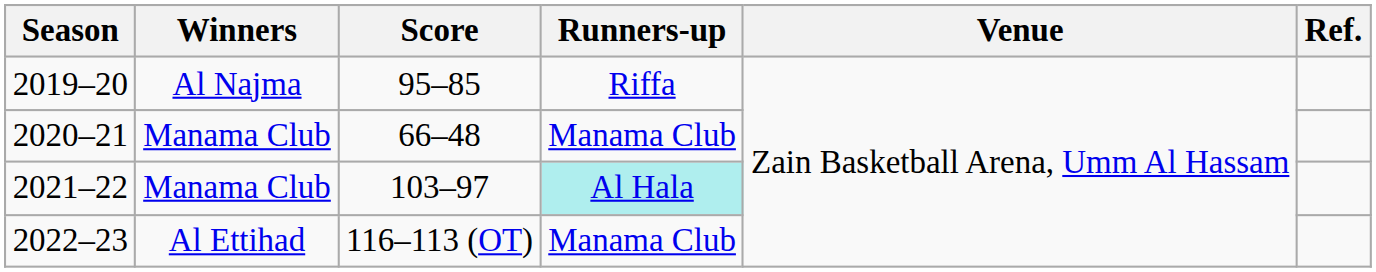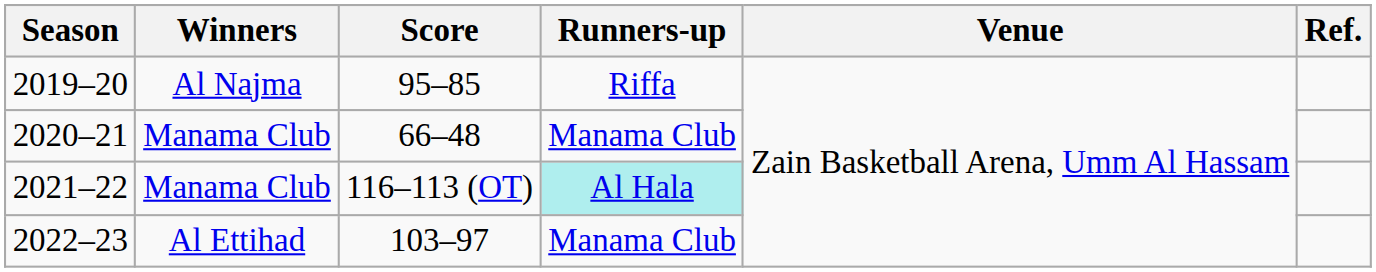(440, 187) 103–97 -> (440, 187) 116–113 (OT)
(440, 239) 116–113 (OT) -> (440, 239) 103–97
